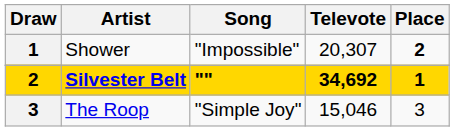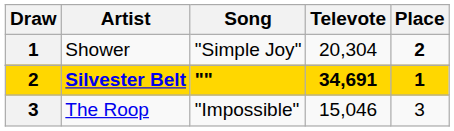(247, 49) "Impossible" -> (248, 49) "Simple Joy"
(348, 49) 20,307 -> (348, 49) 20,304
(348, 79) 34,692 -> (348, 79) 34,691
(248, 110) "Simple Joy" -> (247, 110) "Impossible"
